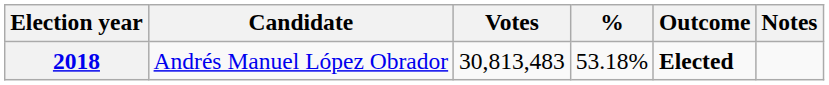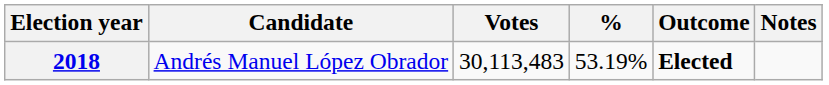(512, 60) 30,813,483 -> (511, 60) 30,113,483
(612, 60) 53.18% -> (611, 60) 53.19%
